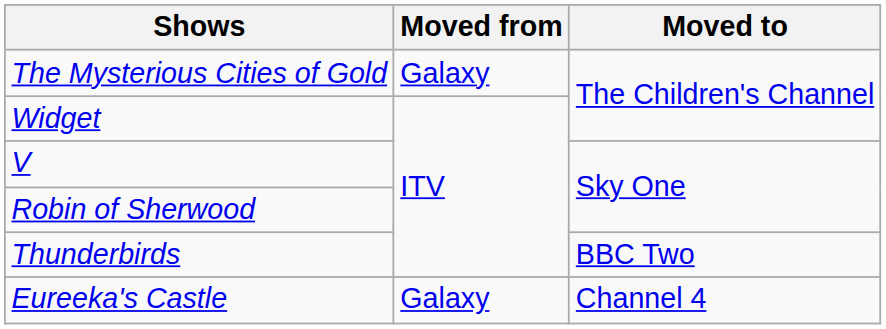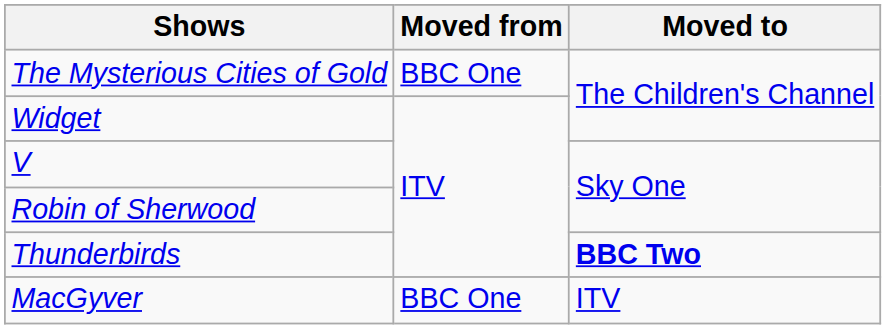(445, 72) Galaxy -> (461, 72) BBC One
(635, 254) normal -> (638, 254) bold
+ row: (77, 299)
- row: (119, 299)
